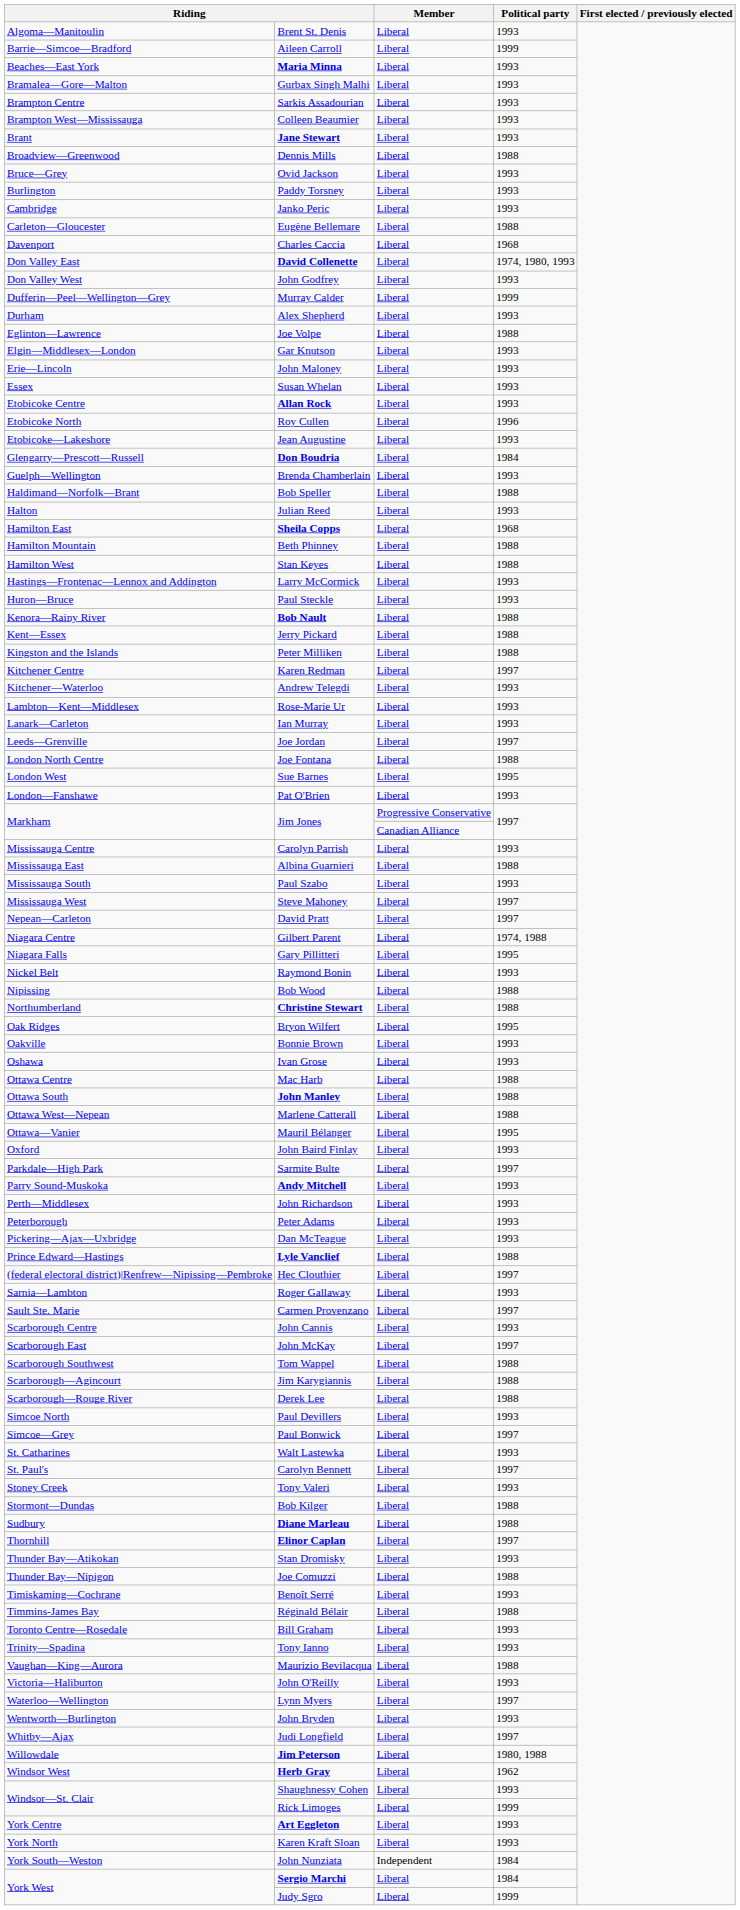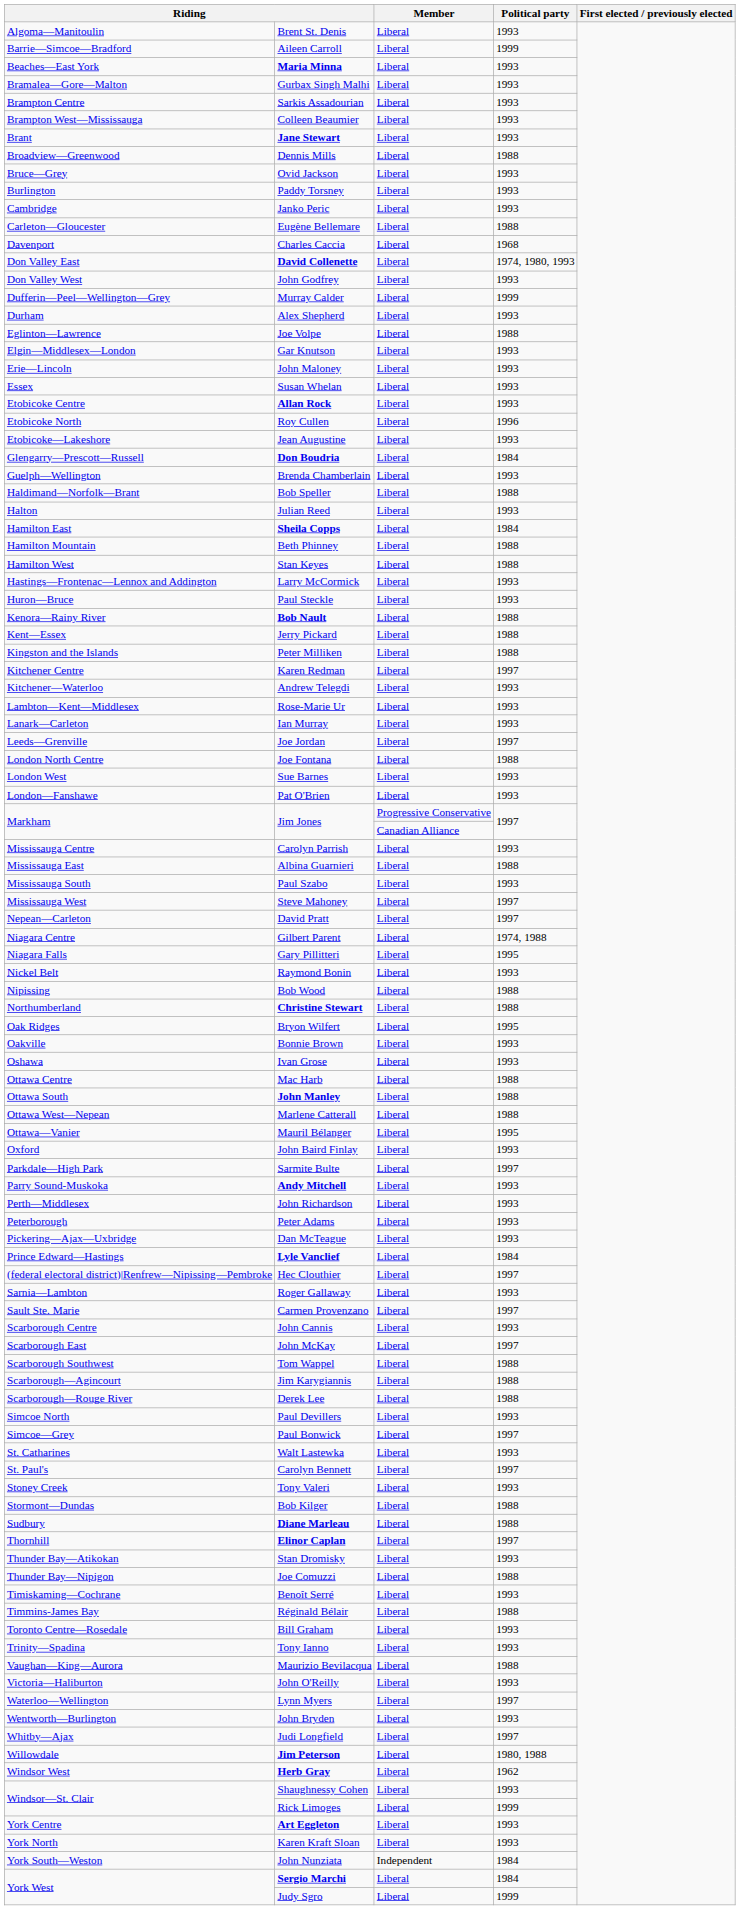(507, 528) 1968 -> (507, 528) 1984
(507, 777) 1995 -> (507, 777) 1993
(507, 1256) 1988 -> (507, 1256) 1984
